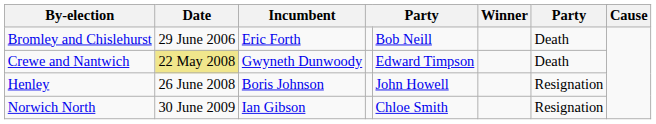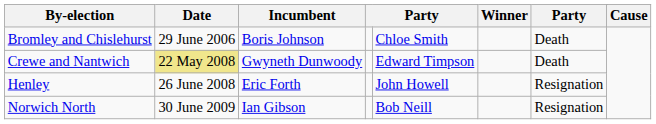(271, 38) Eric Forth -> (283, 38) Boris Johnson
(404, 38) Bob Neill -> (412, 38) Chloe Smith
(283, 84) Boris Johnson -> (271, 84) Eric Forth
(412, 107) Chloe Smith -> (404, 107) Bob Neill
